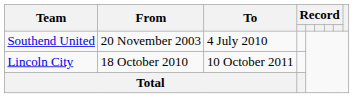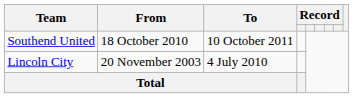(151, 41) 20 November 2003 -> (144, 41) 18 October 2010
(237, 41) 4 July 2010 -> (250, 41) 10 October 2011
(144, 61) 18 October 2010 -> (151, 61) 20 November 2003
(250, 61) 10 October 2011 -> (237, 61) 4 July 2010
